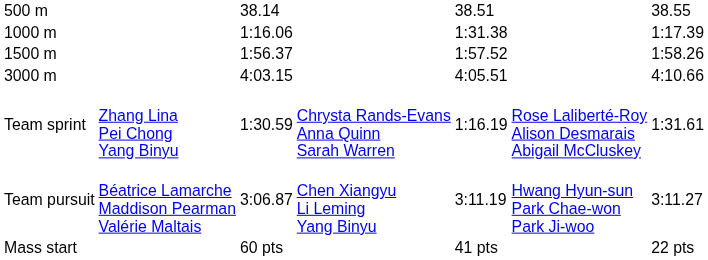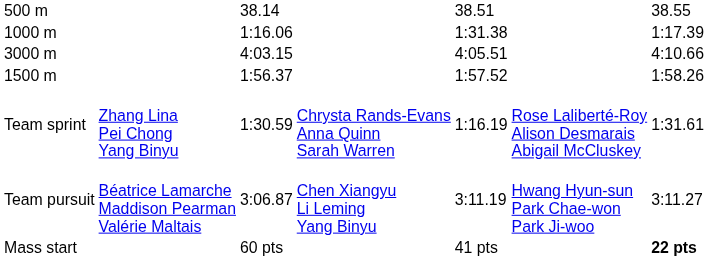rows swapped: (30, 54) <-> (30, 76)
(673, 248) normal -> (674, 248) bold
